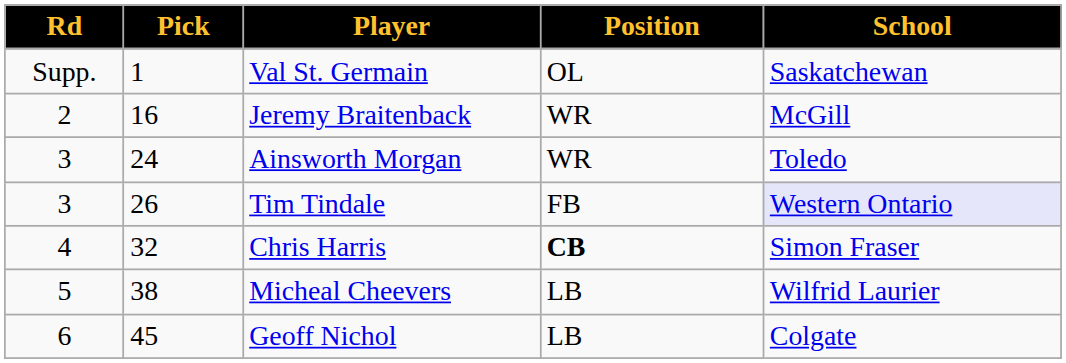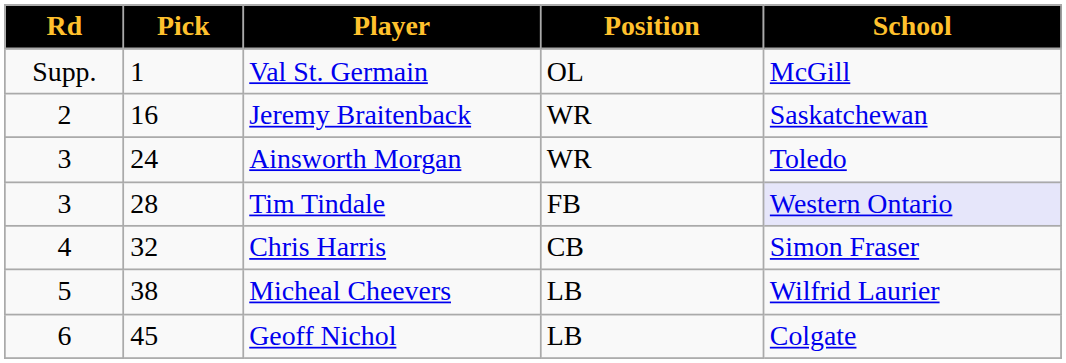(849, 70) Saskatchewan -> (810, 70) McGill
(810, 114) McGill -> (849, 114) Saskatchewan
(144, 203) 26 -> (144, 203) 28
(566, 247) bold -> (565, 247) normal
